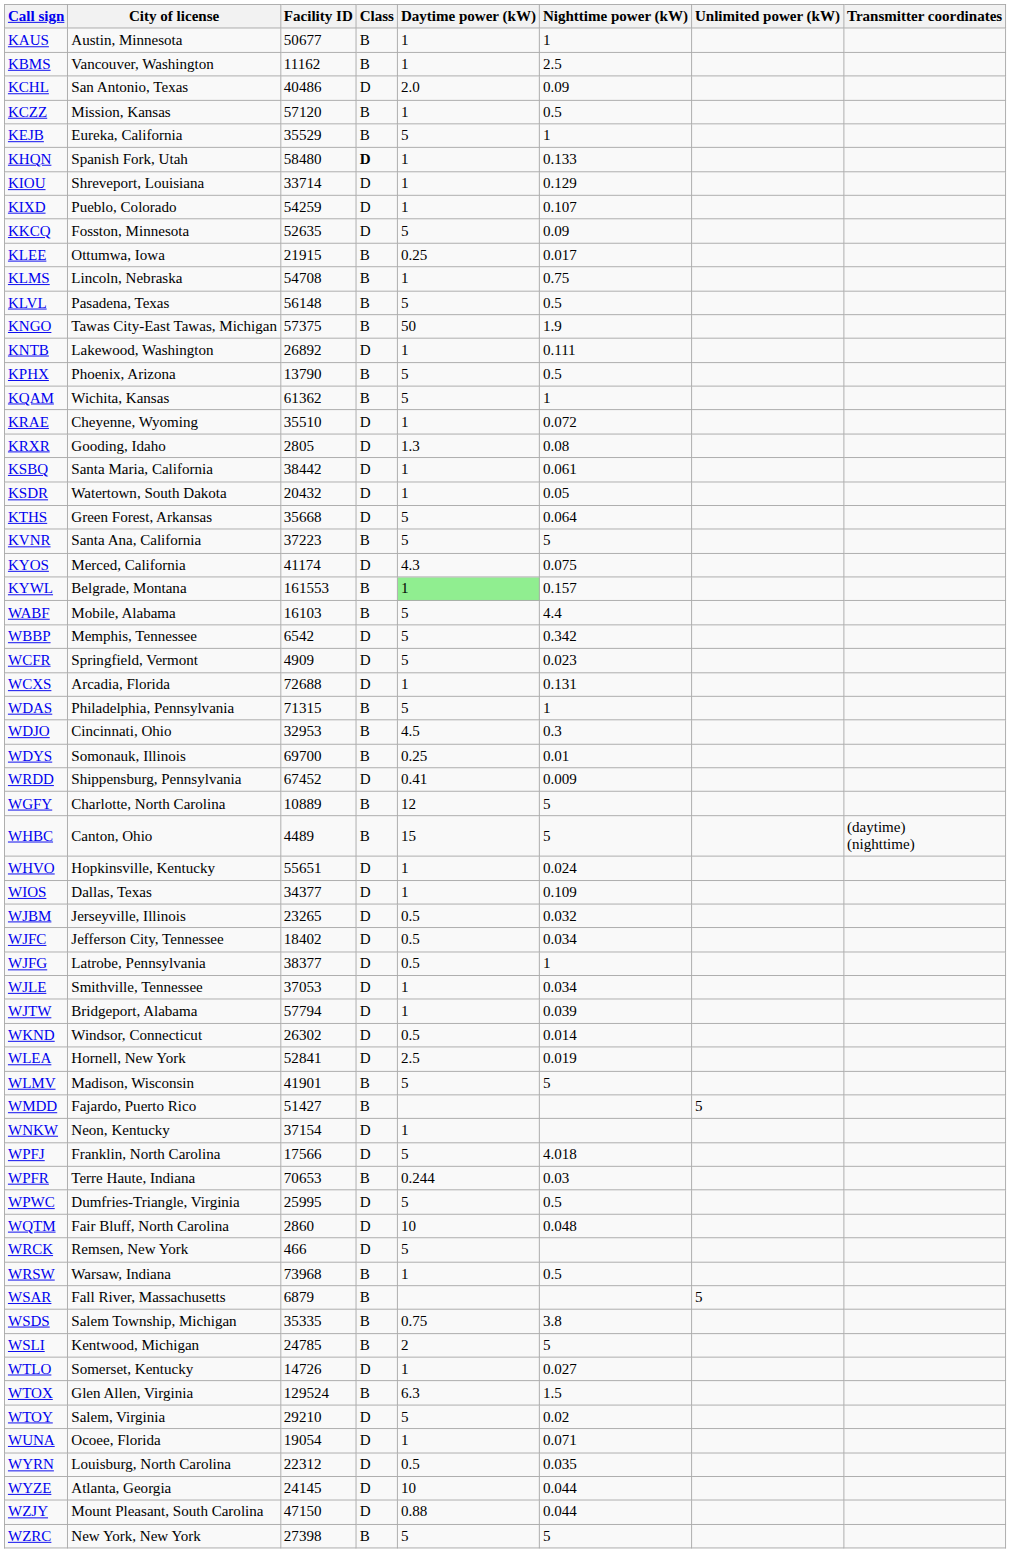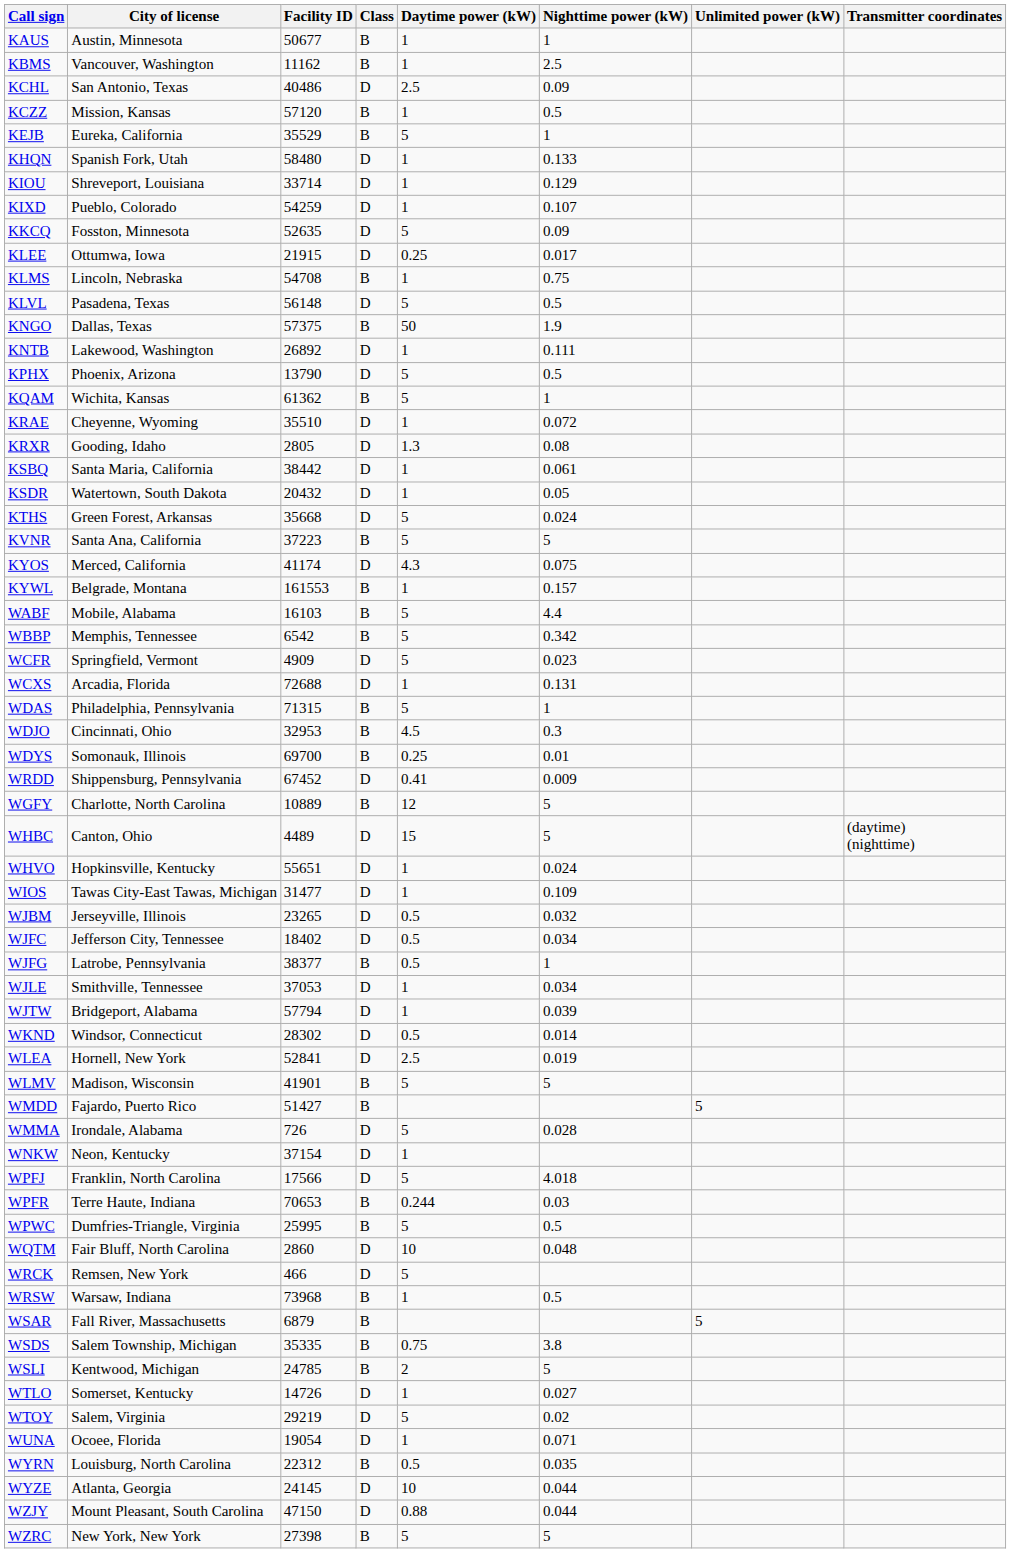(410, 87) 2.0 -> (410, 87) 2.5
(365, 159) bold -> (365, 159) normal
(365, 254) B -> (365, 254) D
(365, 302) B -> (365, 302) D
(174, 326) Tawas City-East Tawas, Michigan -> (112, 326) Dallas, Texas
(365, 374) B -> (365, 374) D
(560, 517) 0.064 -> (560, 517) 0.024
(405, 588) lightgreen background -> (405, 588) no background
(365, 636) D -> (365, 636) B
(365, 835) B -> (365, 835) D
(112, 892) Dallas, Texas -> (174, 892) Tawas City-East Tawas, Michigan
(303, 892) 34377 -> (303, 892) 31477
(365, 963) D -> (365, 963) B
(303, 1035) 26302 -> (303, 1035) 28302
+ row: (34, 1130)
(365, 1202) D -> (365, 1225) B
- row: (30, 1392)
(303, 1416) 29210 -> (303, 1416) 29219
(365, 1464) D -> (365, 1464) B
